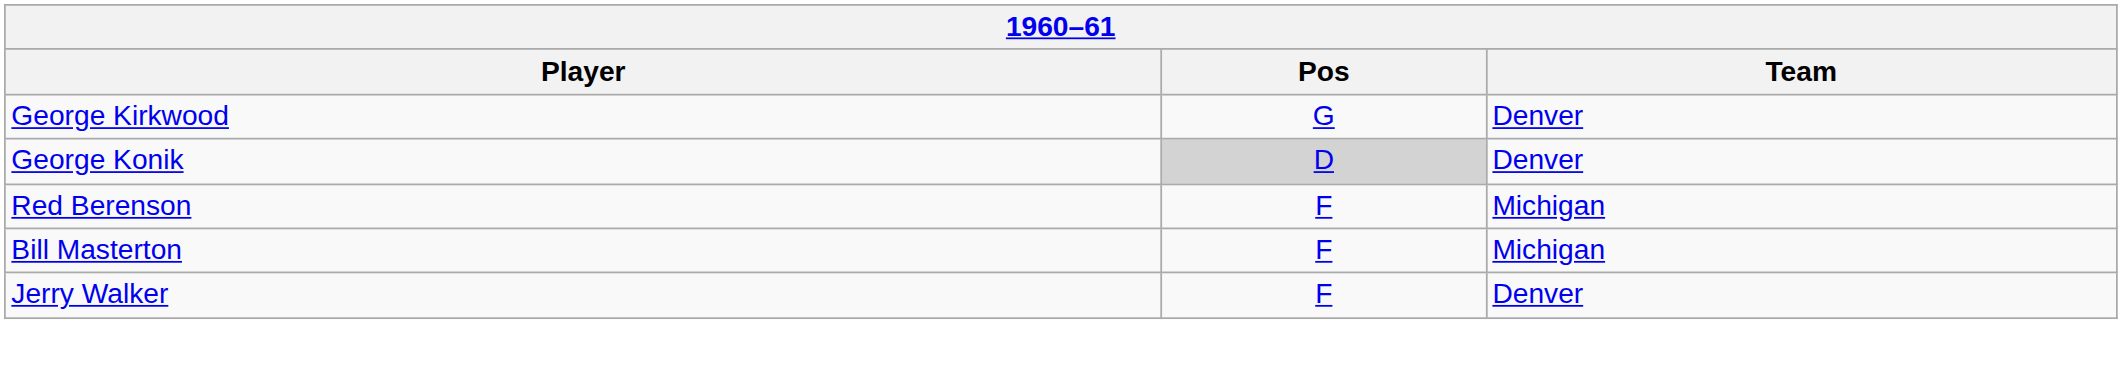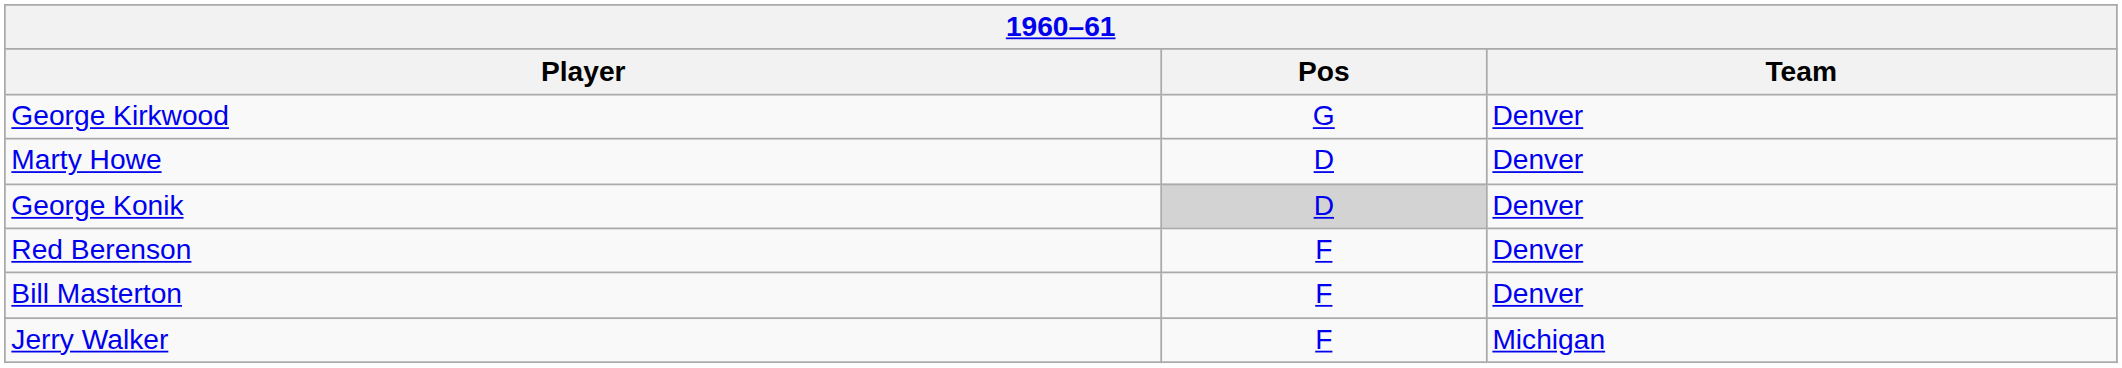+ row: (86, 160)
(1549, 205) Michigan -> (1538, 250) Denver
(1549, 250) Michigan -> (1538, 294) Denver
(1538, 294) Denver -> (1549, 339) Michigan
